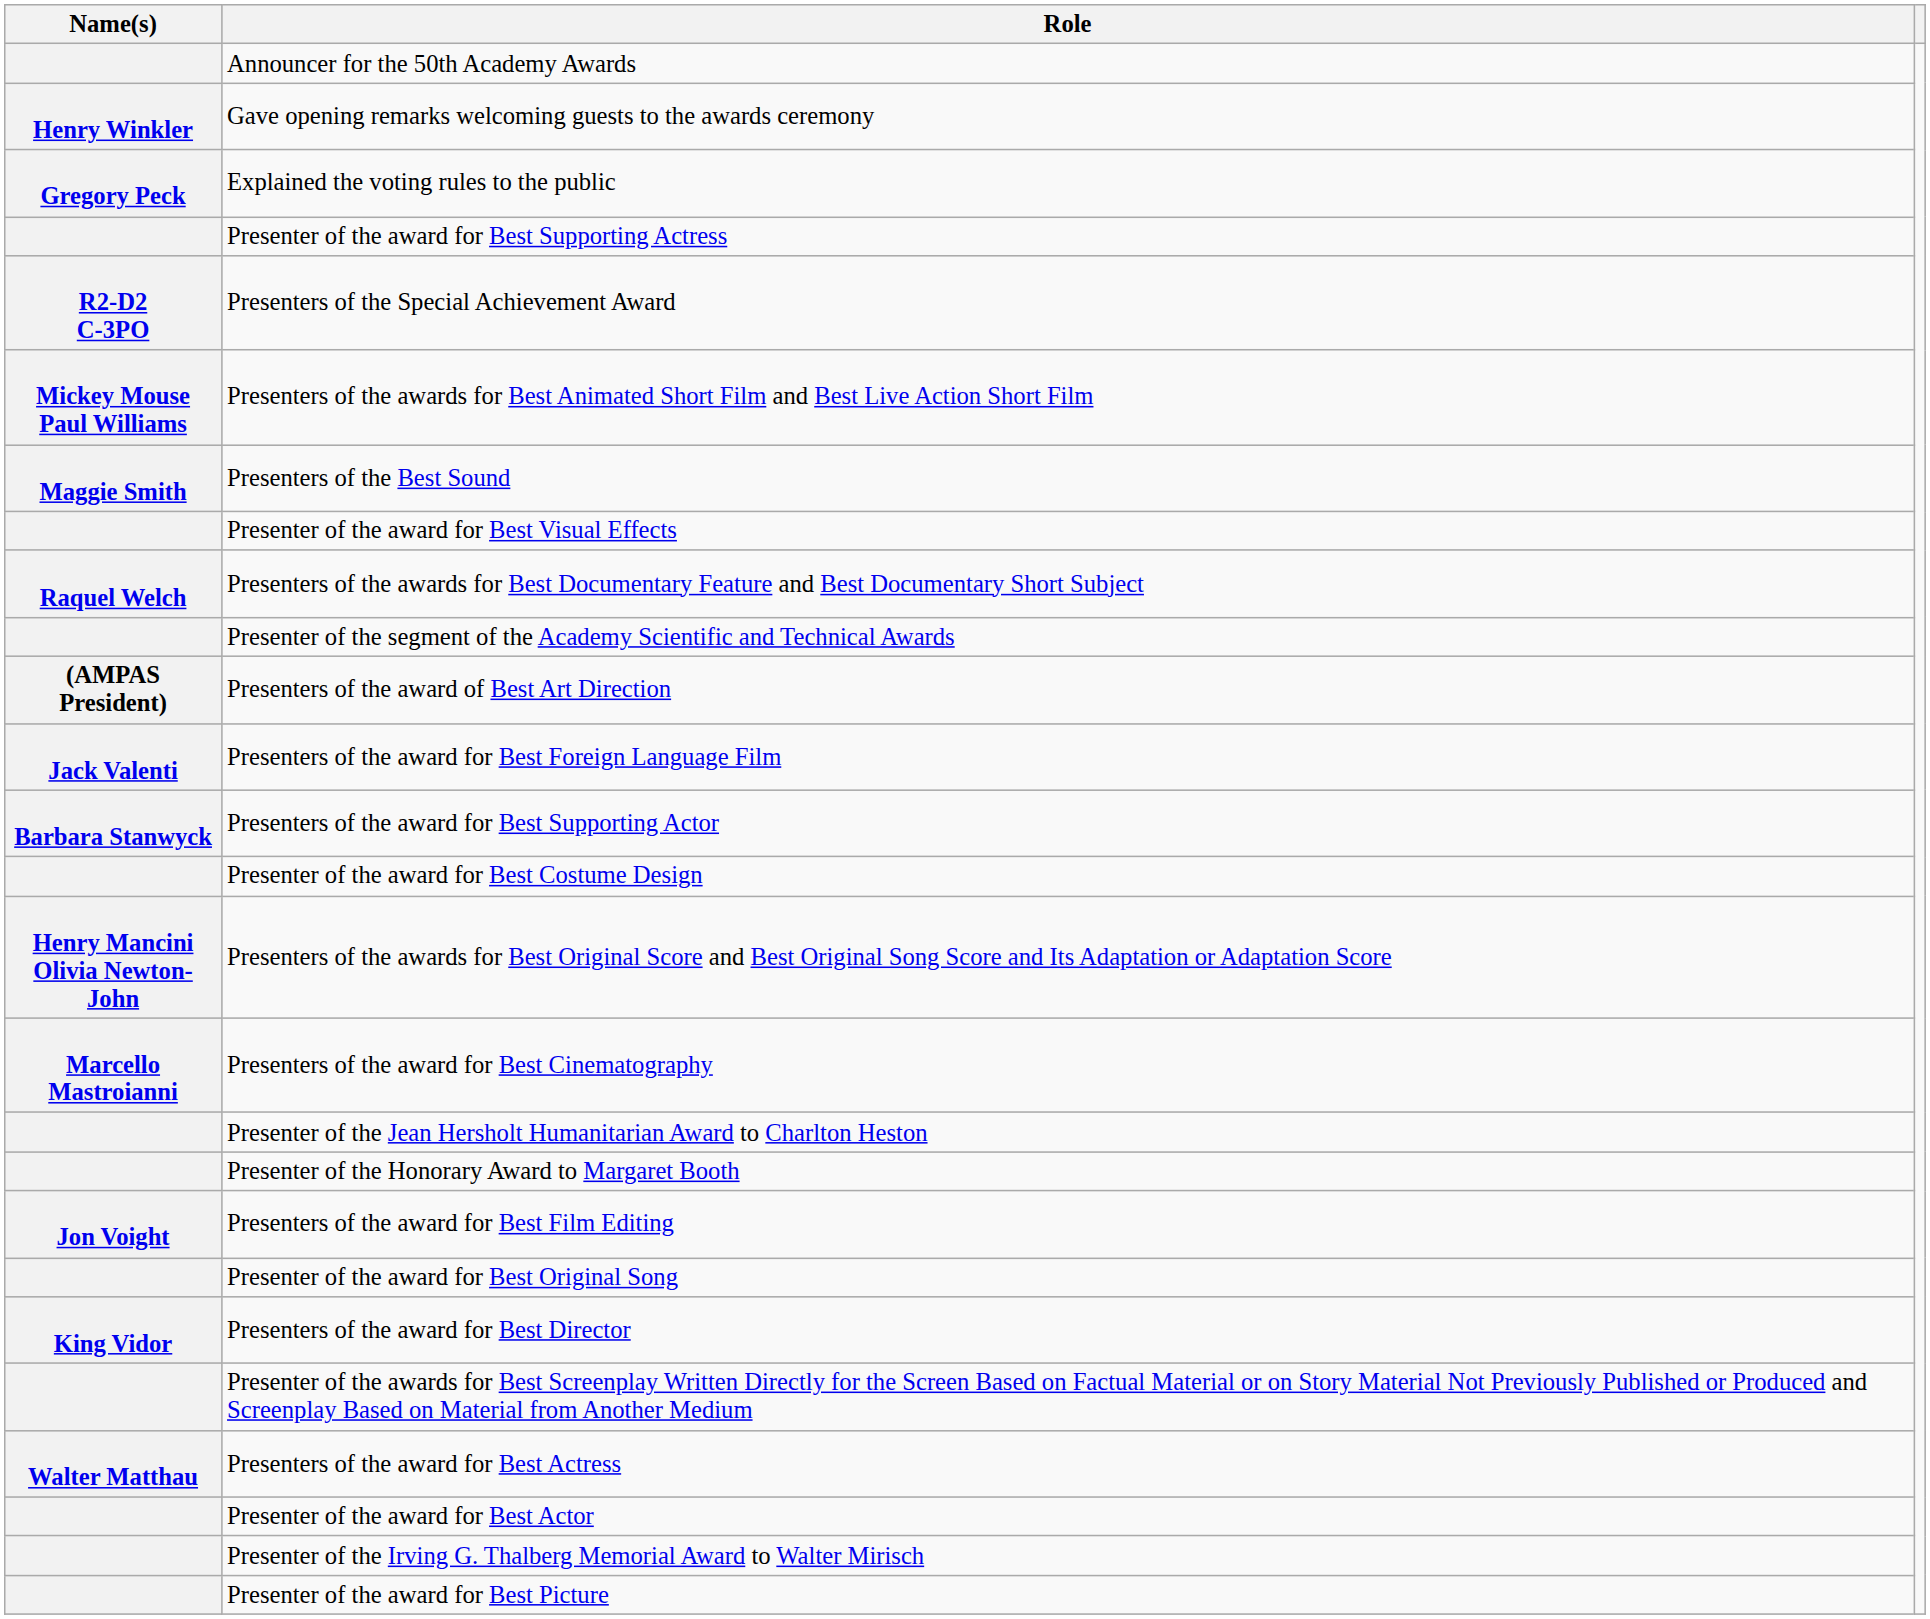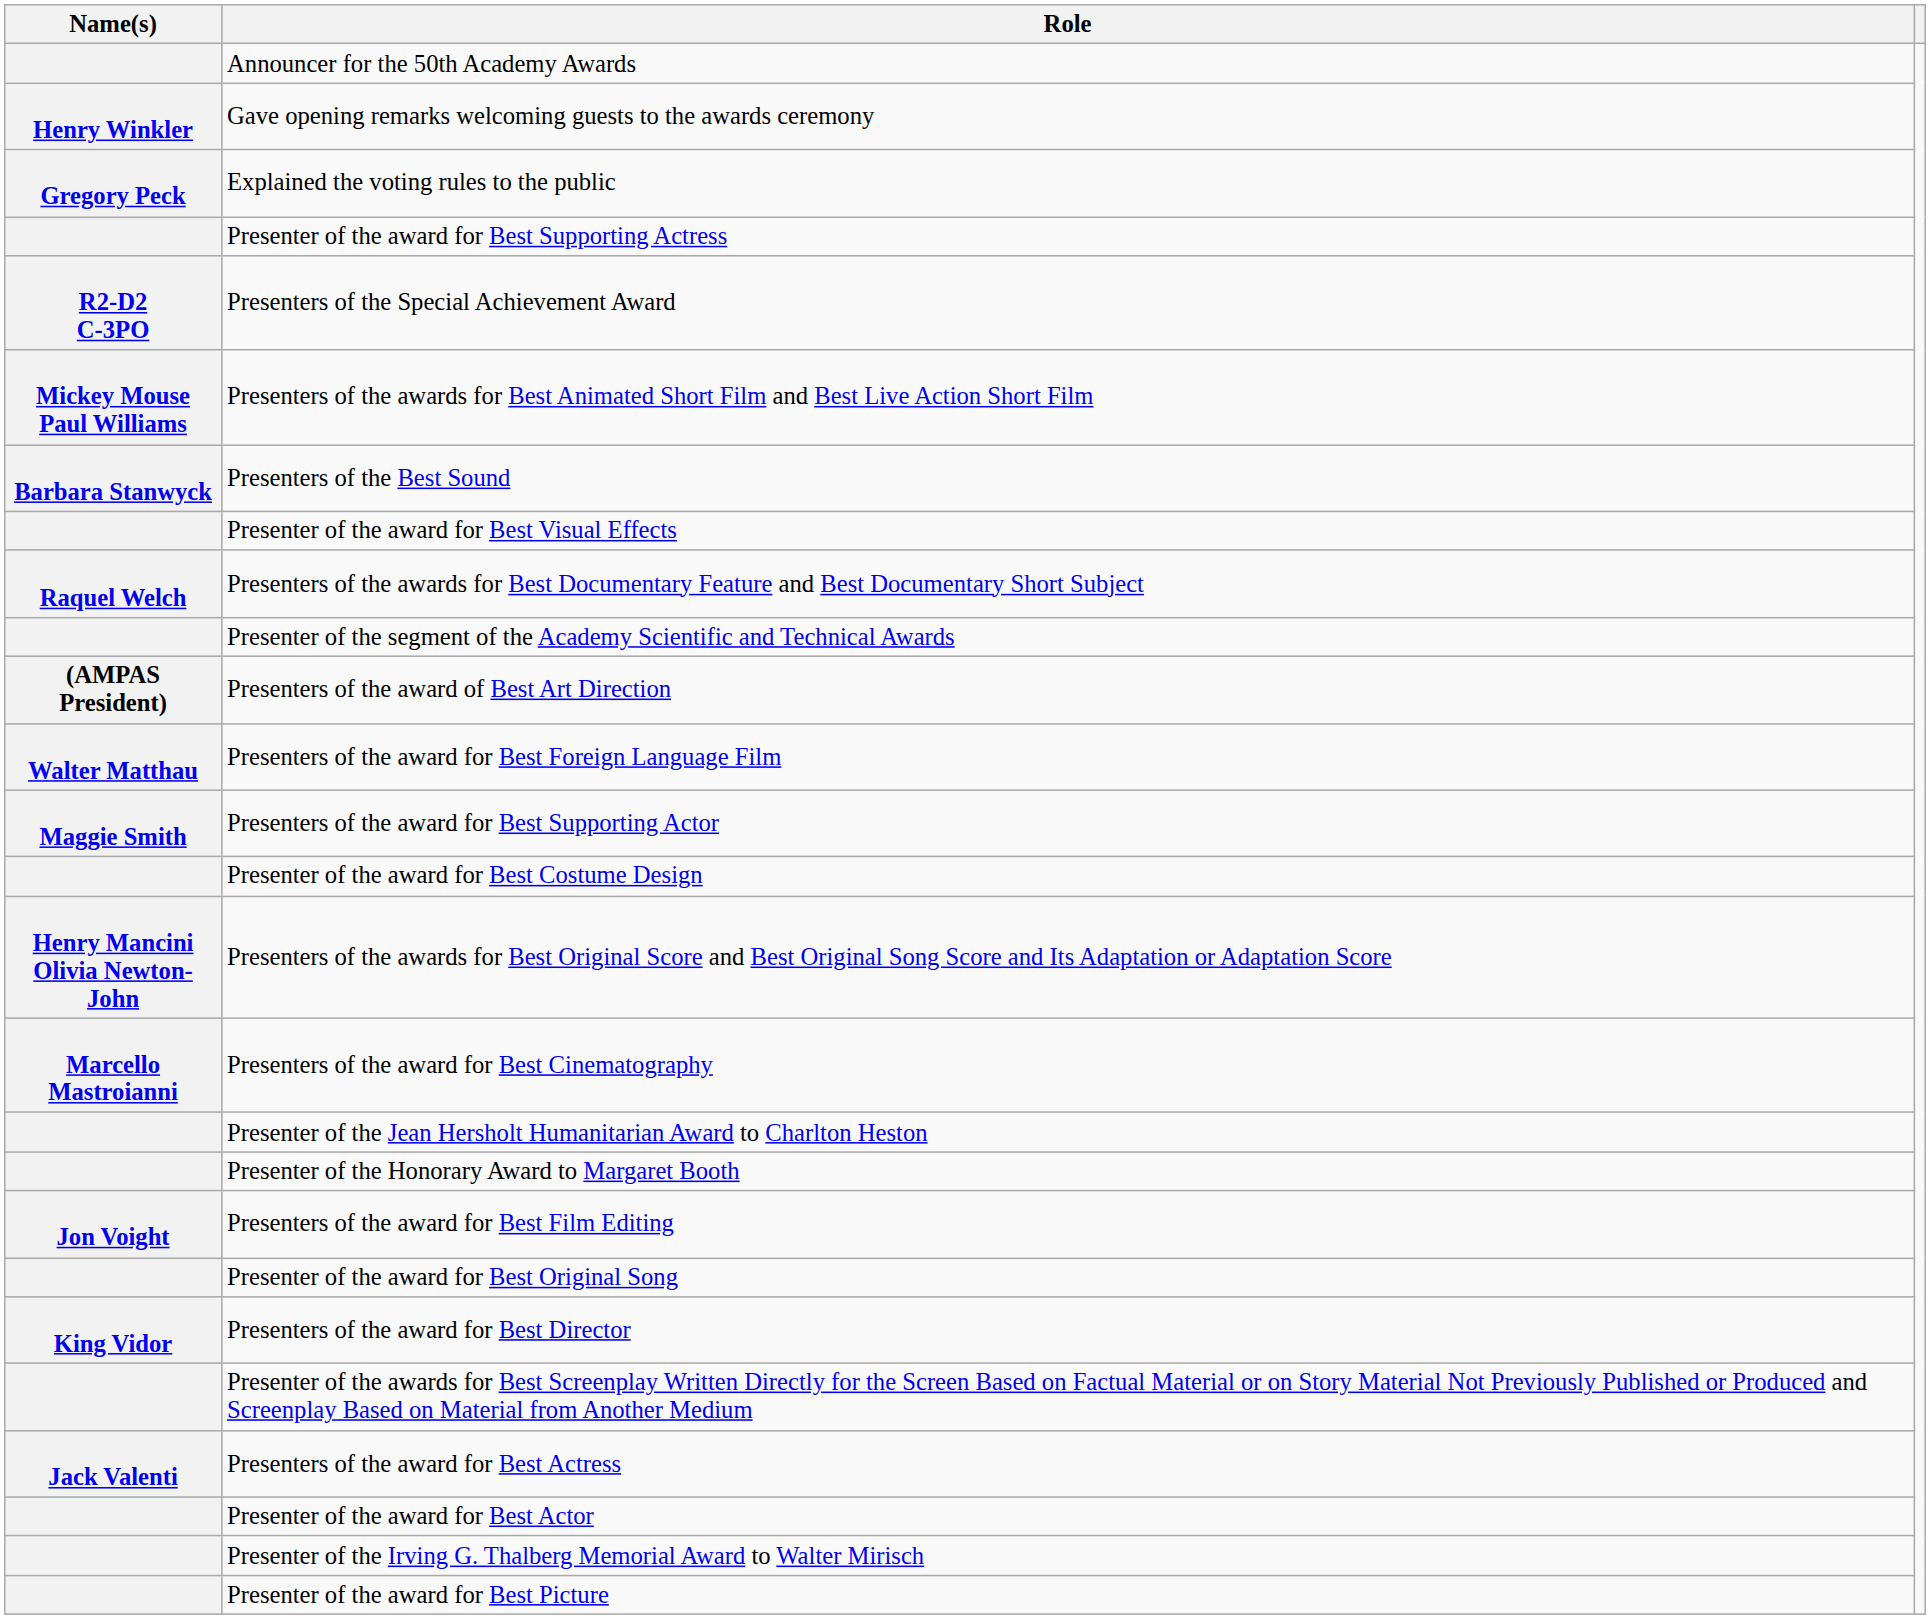(113, 491) Maggie Smith -> (113, 491) Barbara Stanwyck
(113, 770) Jack Valenti -> (113, 770) Walter Matthau
(113, 836) Barbara Stanwyck -> (113, 836) Maggie Smith
(113, 1477) Walter Matthau -> (113, 1477) Jack Valenti
